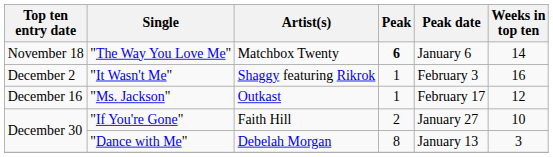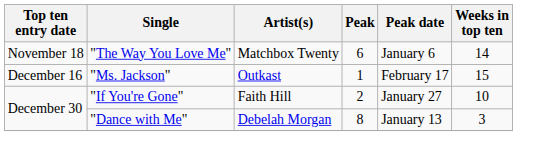(396, 53) bold -> (360, 53) normal
- row: (131, 75)
(518, 97) 12 -> (482, 75) 15
